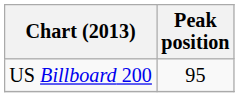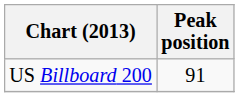(195, 75) 95 -> (195, 75) 91
